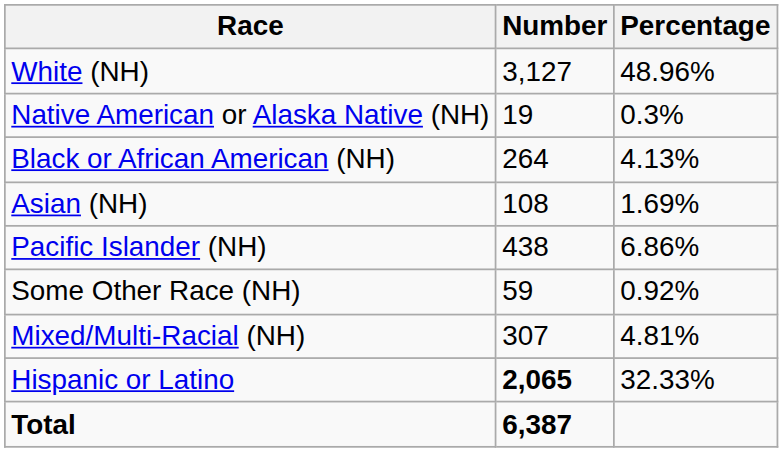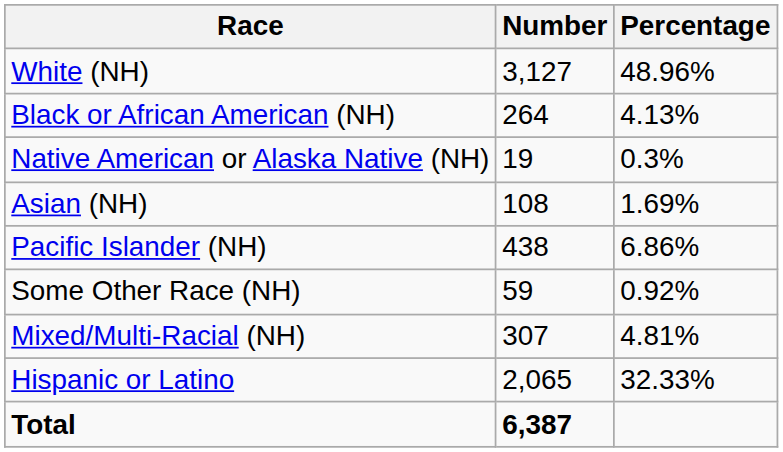rows swapped: (203, 159) <-> (250, 114)
(537, 379) bold -> (537, 379) normal
